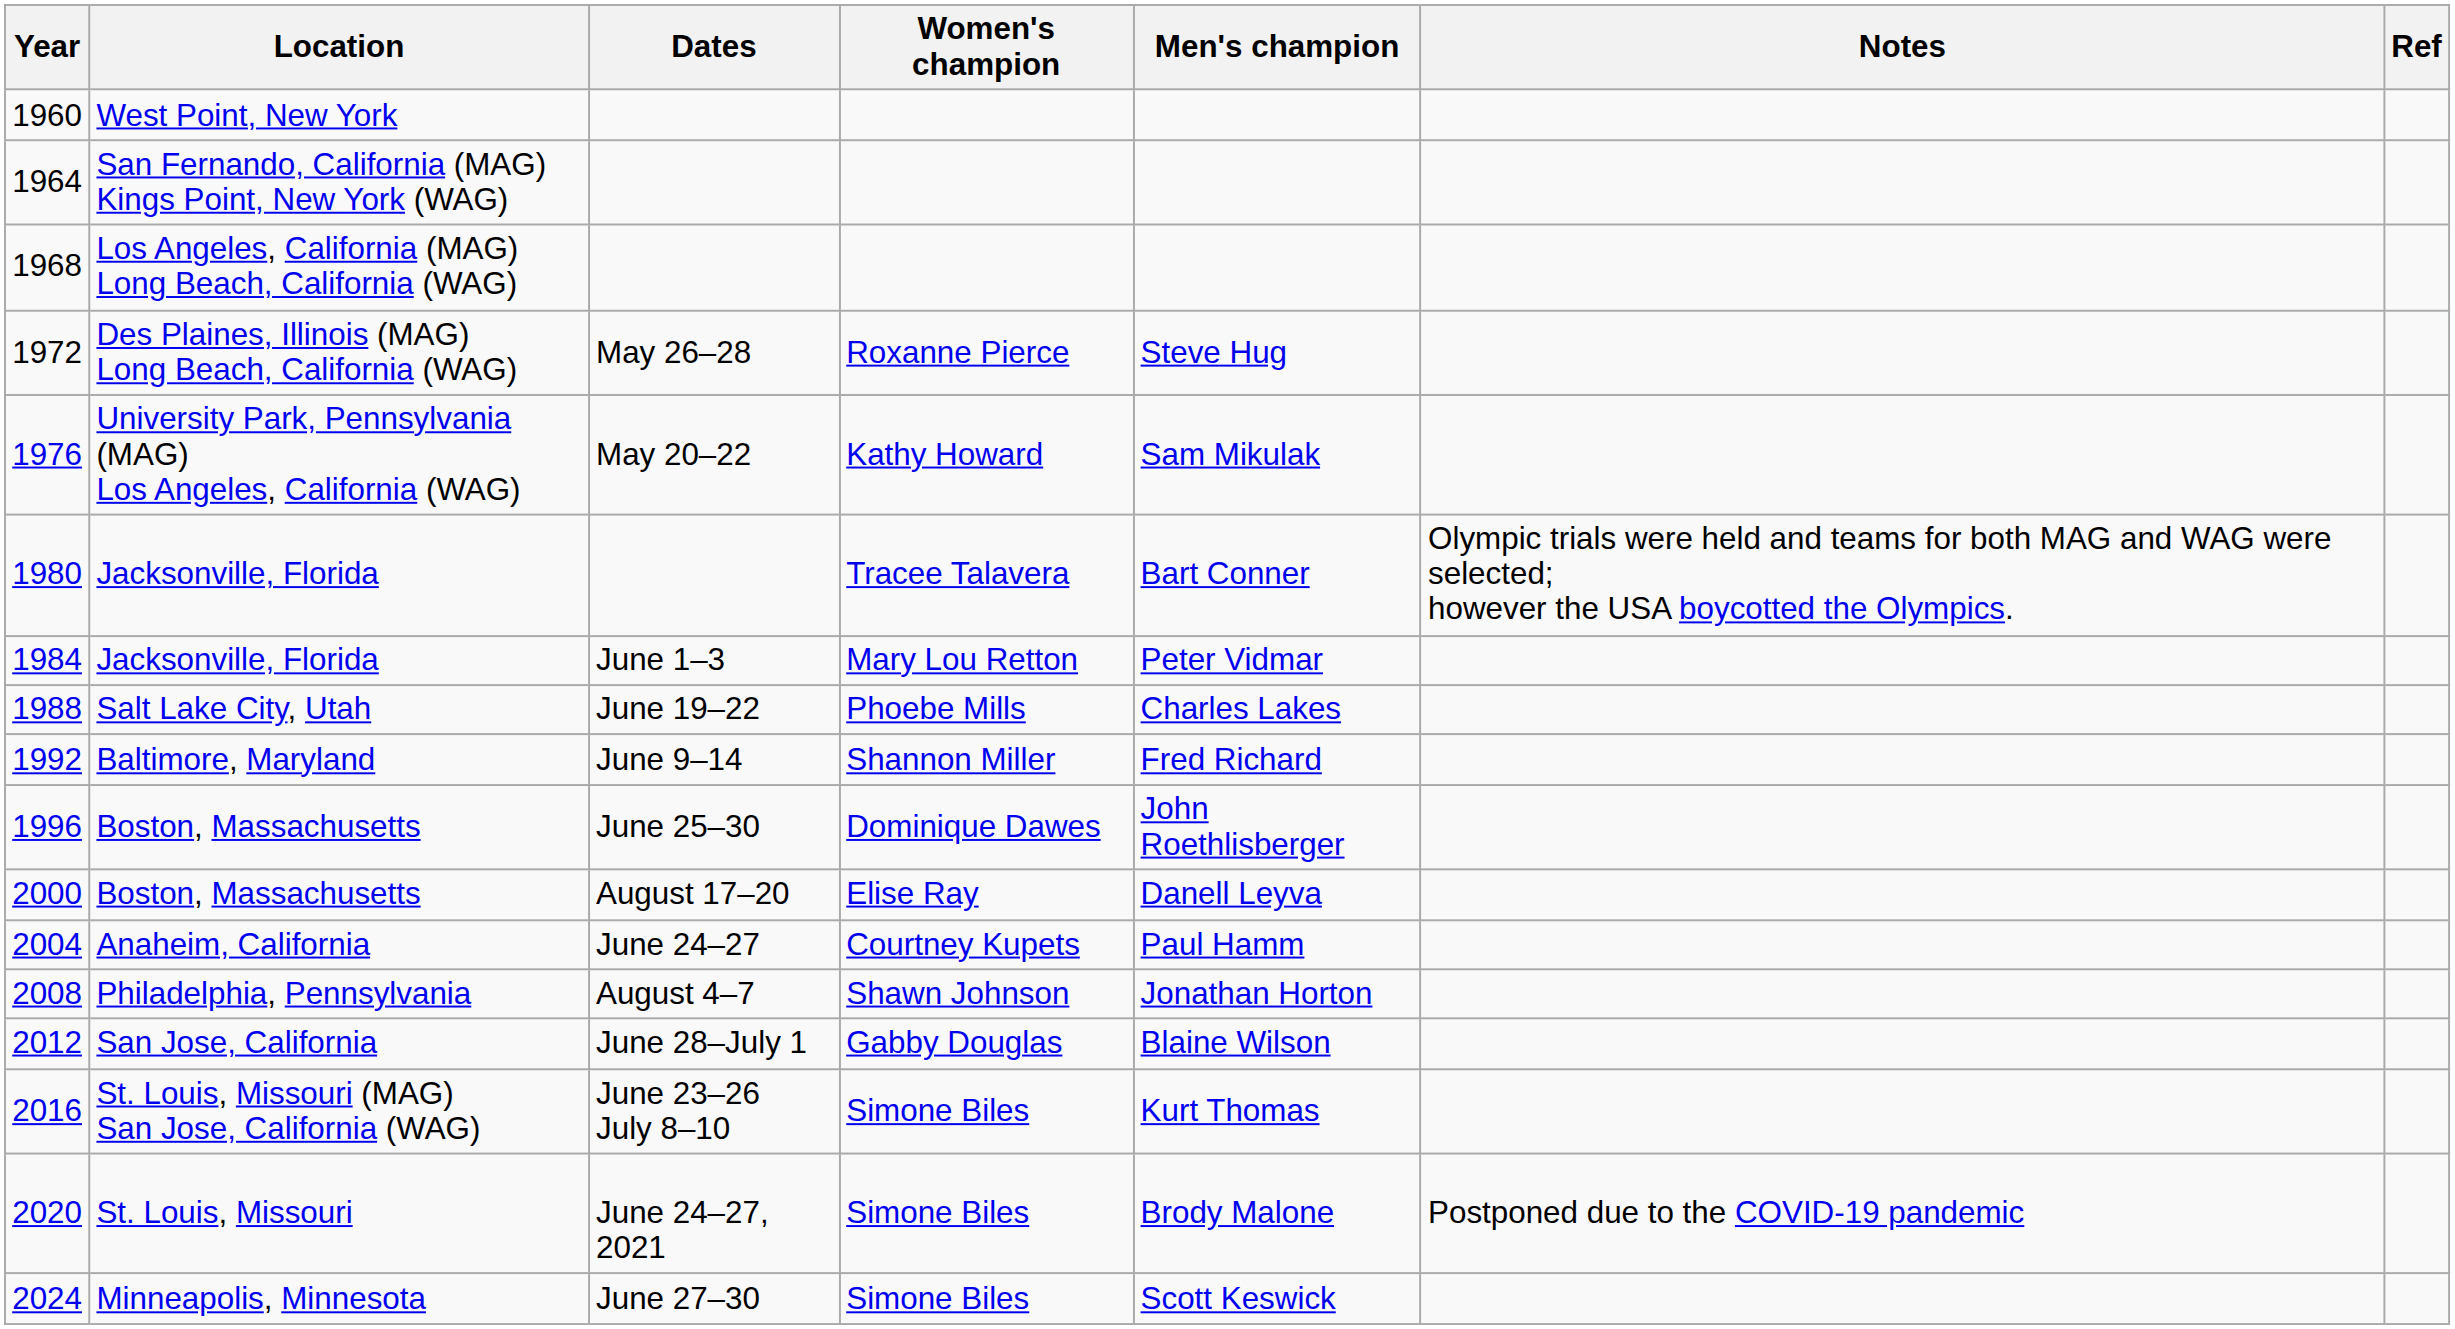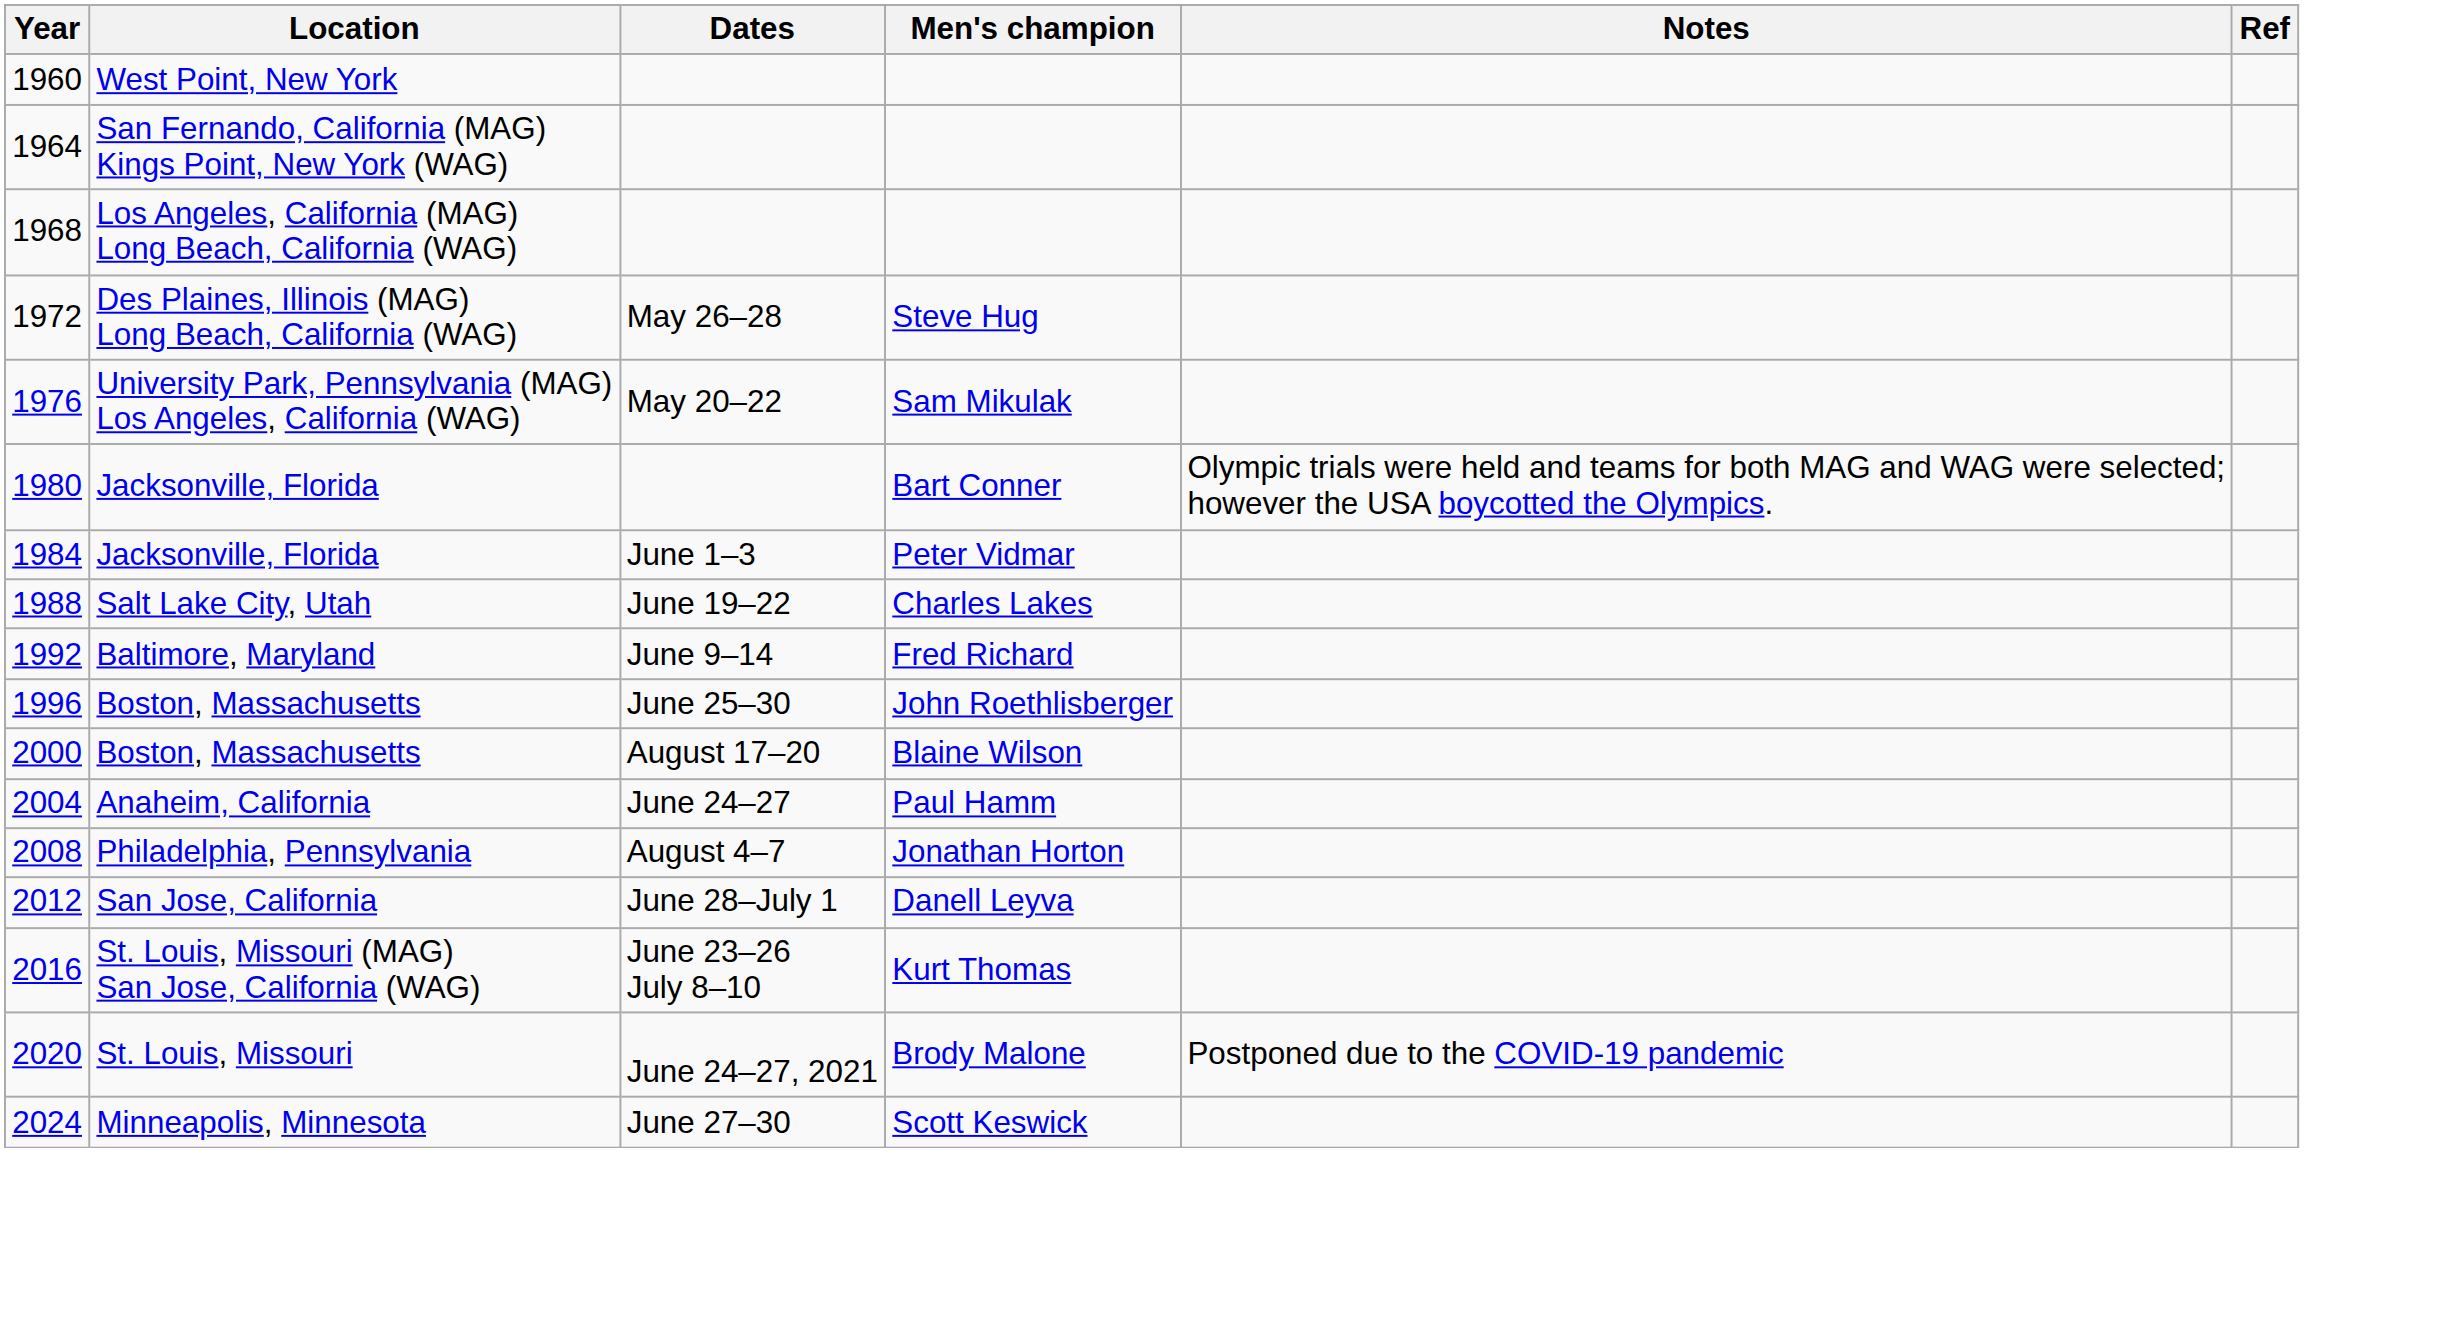- column: (986, 47)
(1231, 893) Danell Leyva -> (987, 752) Blaine Wilson
(1236, 1043) Blaine Wilson -> (983, 902) Danell Leyva
